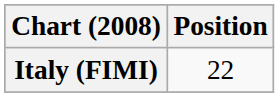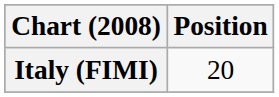(221, 69) 22 -> (221, 69) 20
